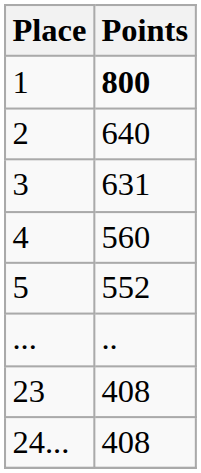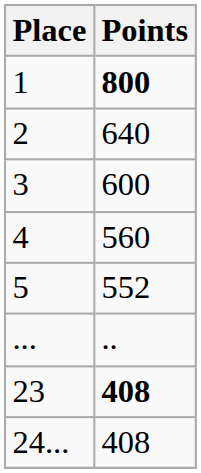(126, 184) 631 -> (126, 184) 600
(126, 390) normal -> (126, 390) bold
